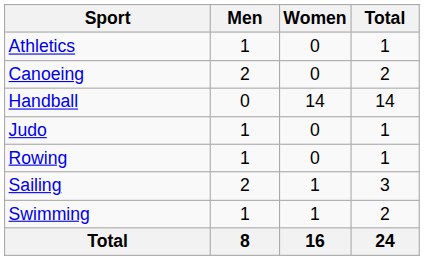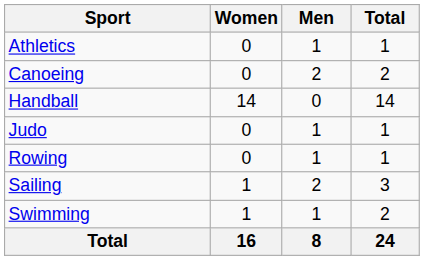columns swapped: (245, 18) <-> (315, 18)
